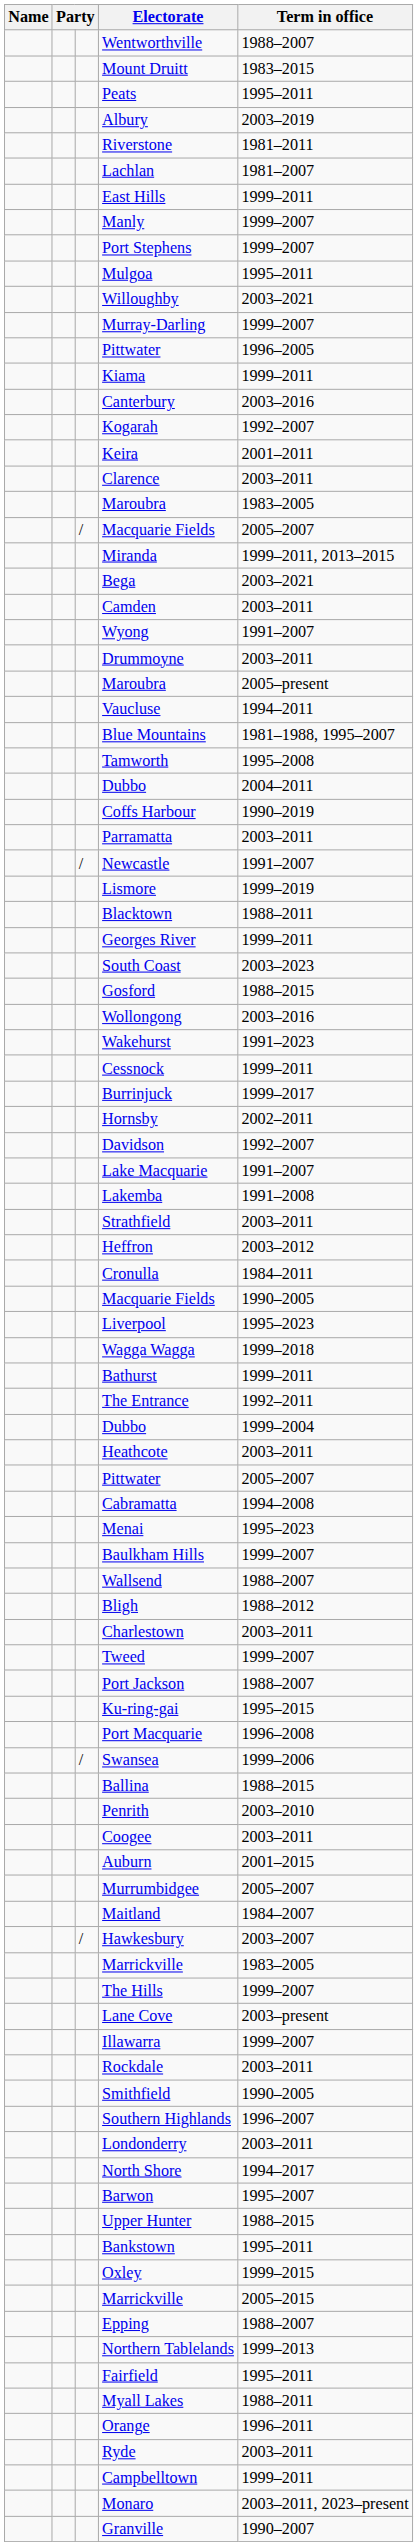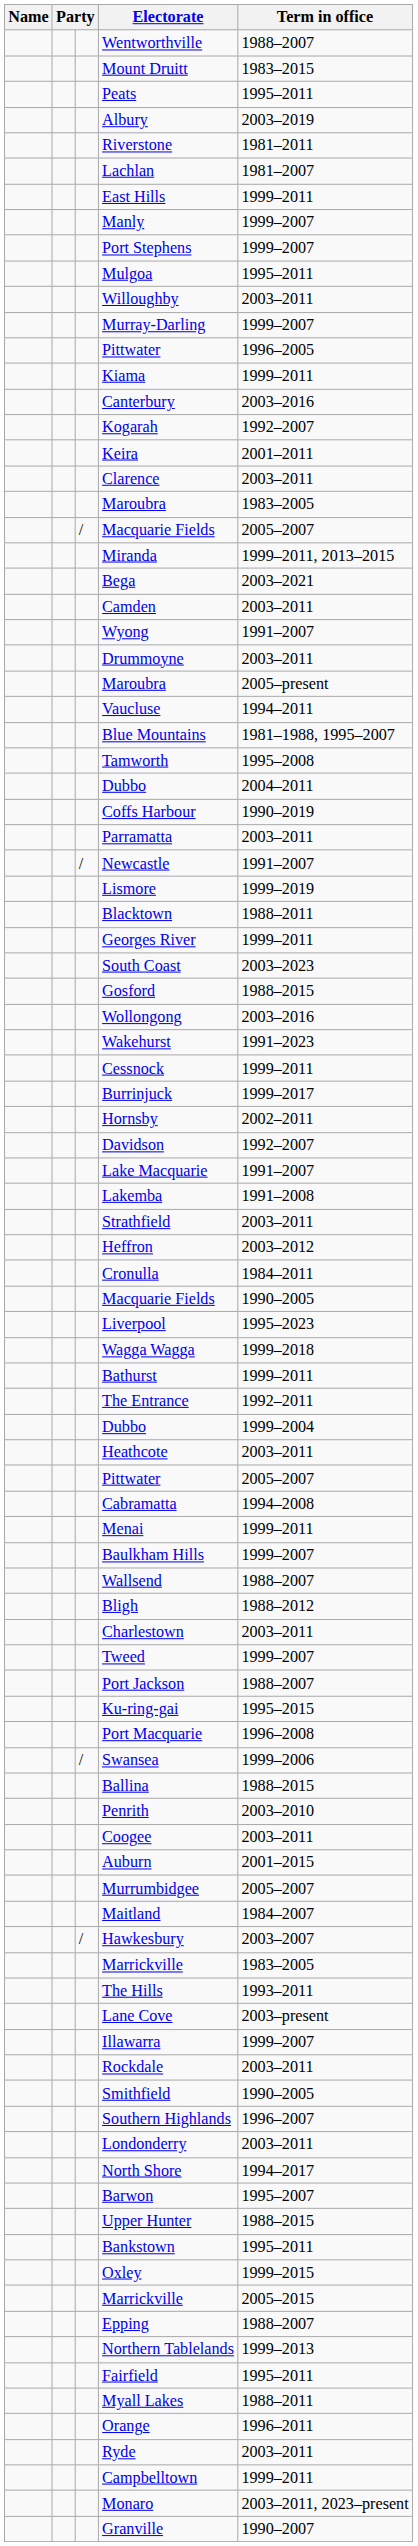(278, 299) 2003–2021 -> (277, 299) 2003–2011
(278, 1529) 1995–2023 -> (277, 1529) 1999–2011
(278, 1990) 1999–2007 -> (277, 1990) 1993–2011
